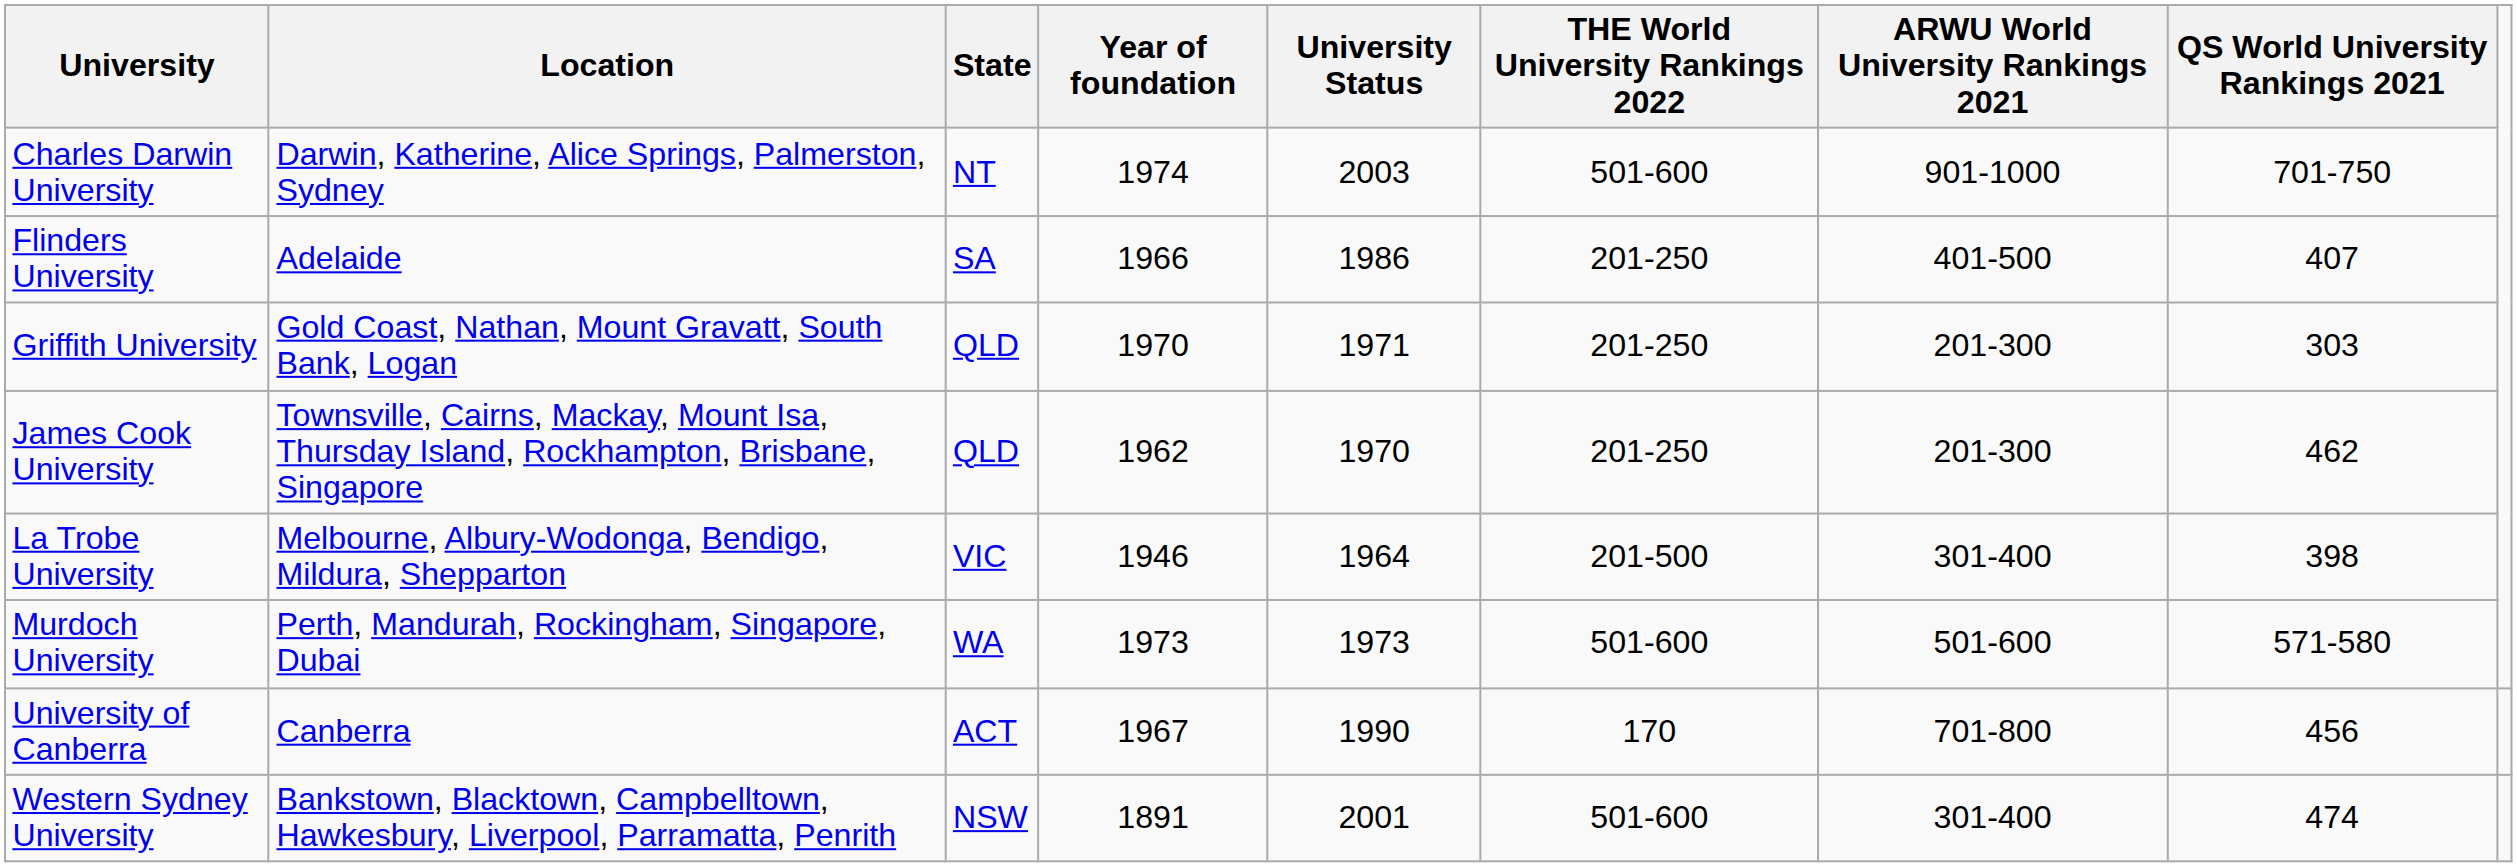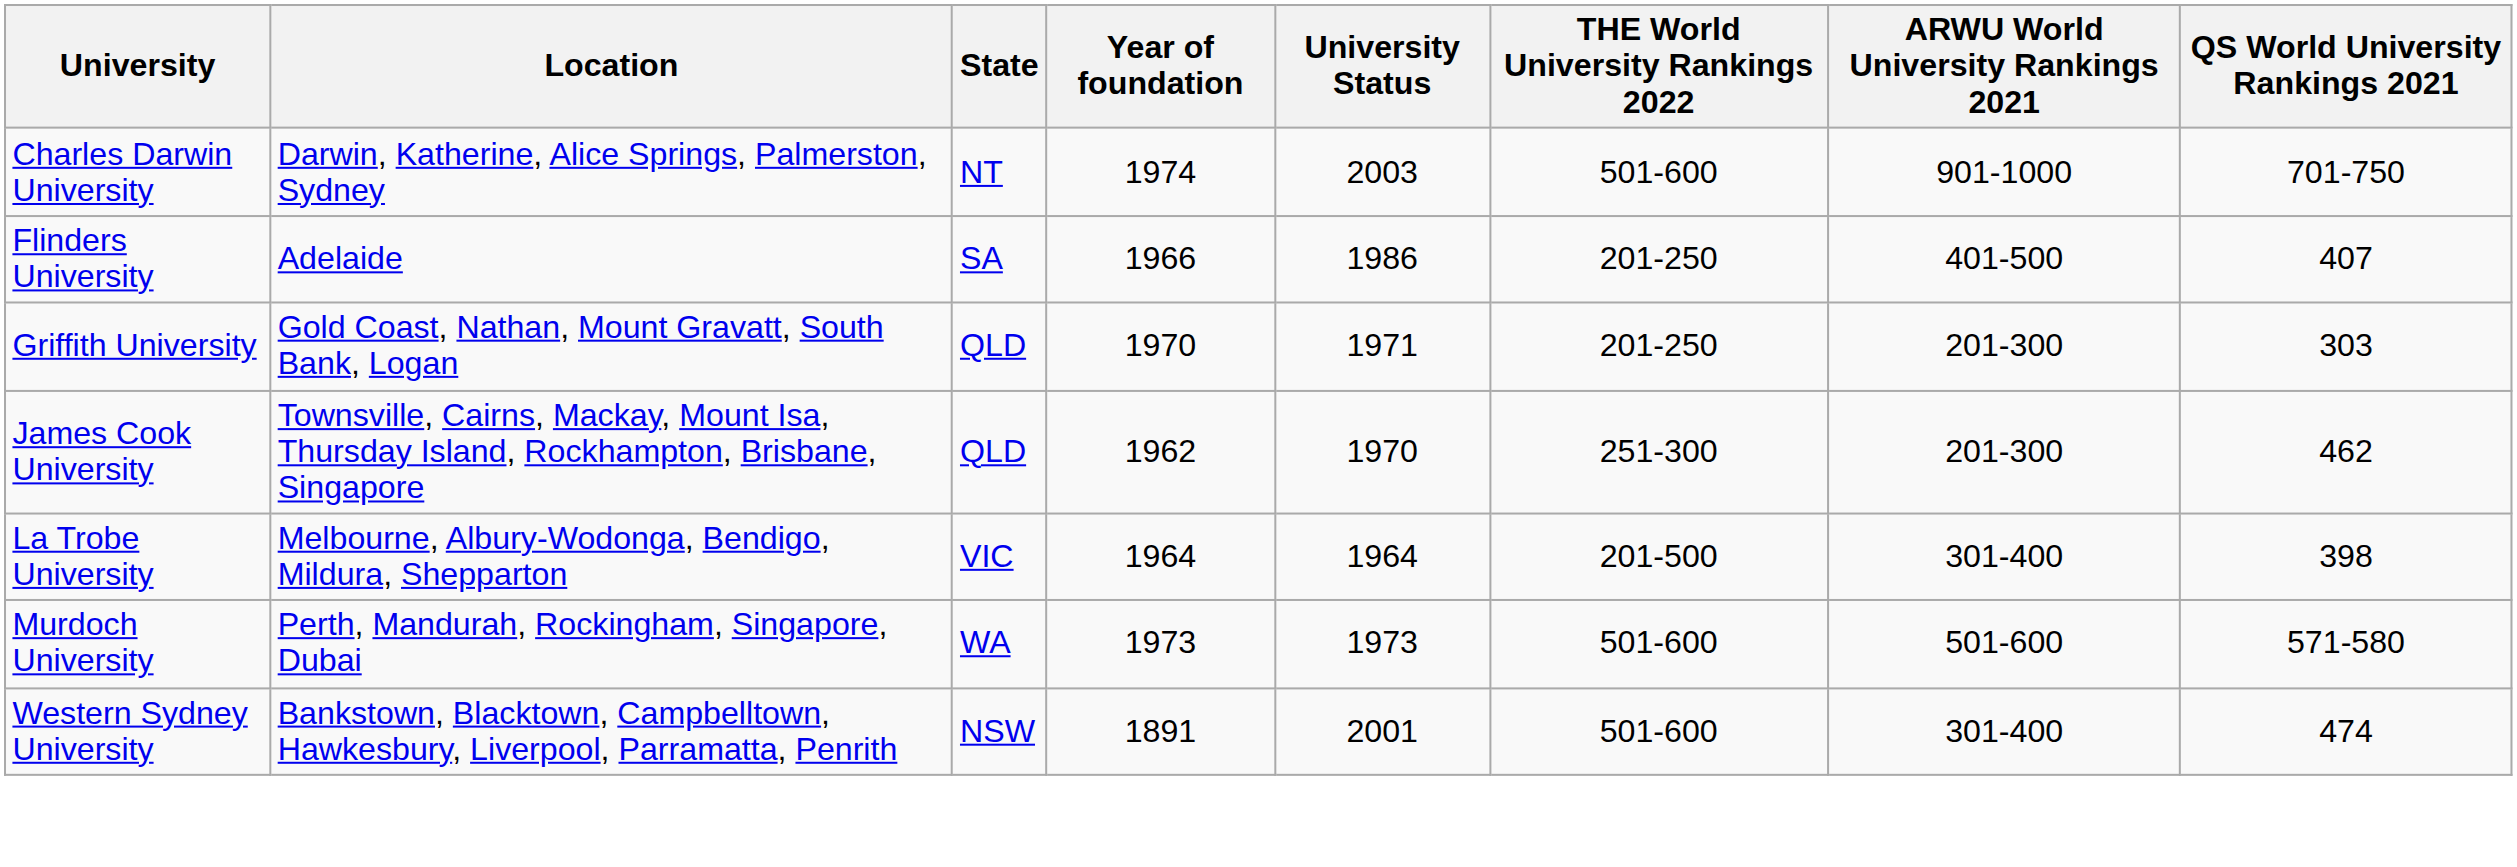(1649, 451) 201-250 -> (1659, 451) 251-300
(1153, 556) 1946 -> (1160, 556) 1964
- row: (101, 730)
